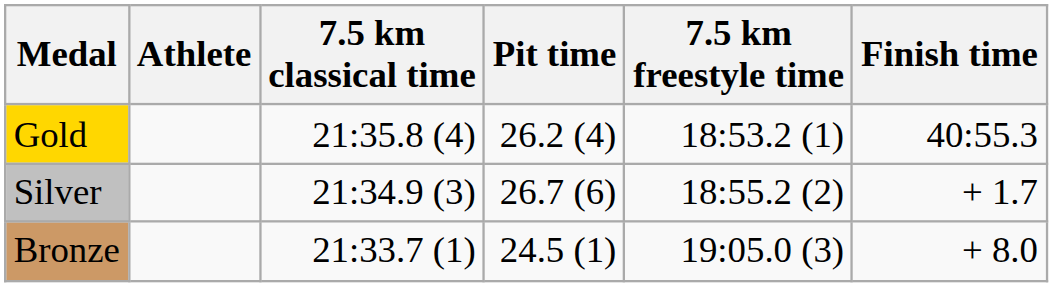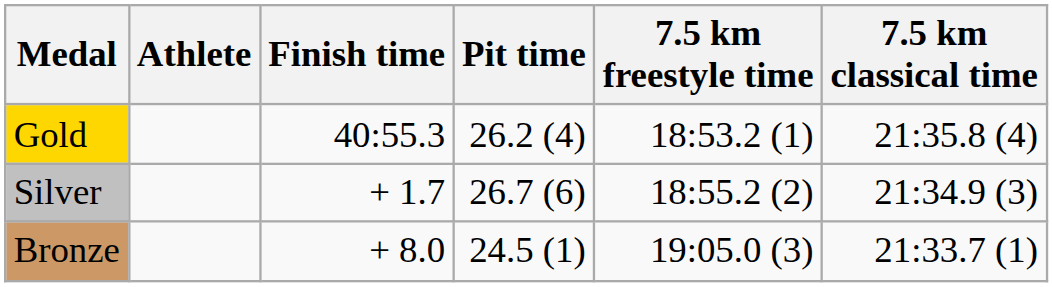columns swapped: (372, 54) <-> (949, 54)
